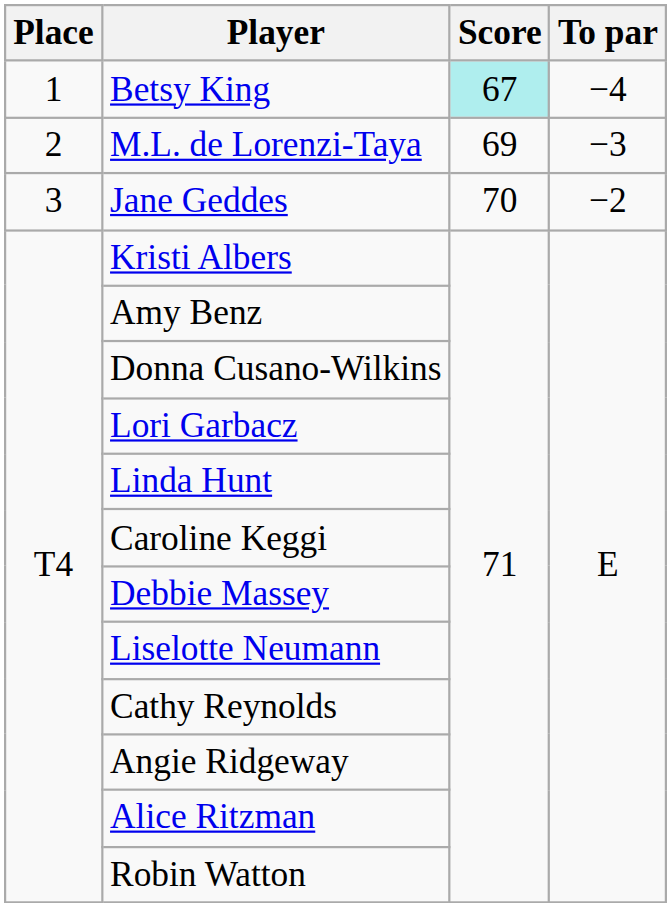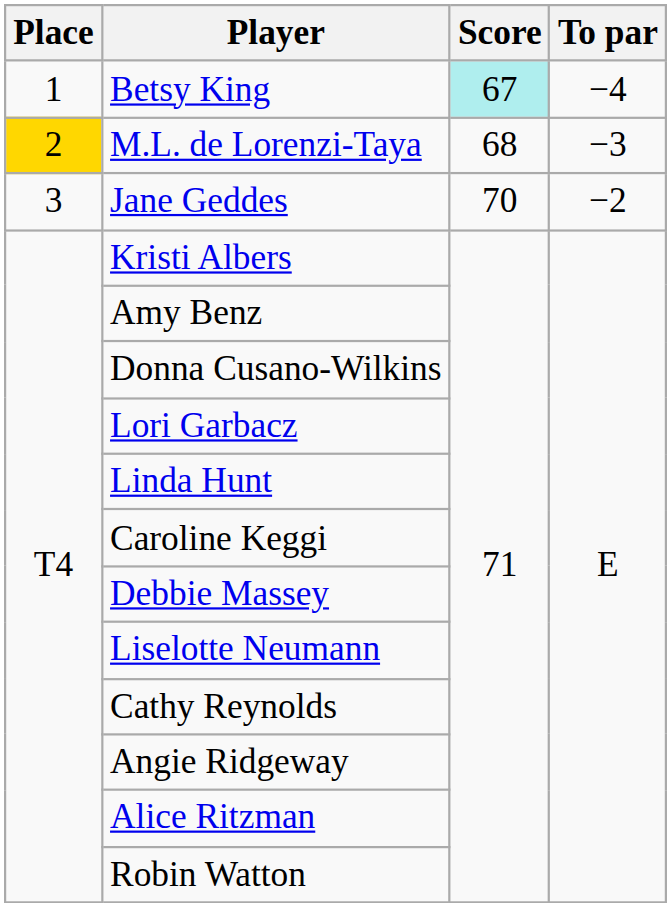(53, 144) no background -> (53, 144) gold background
(500, 144) 69 -> (500, 144) 68
